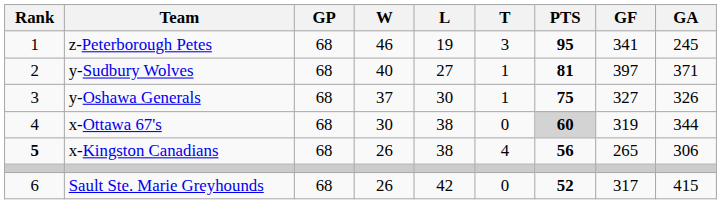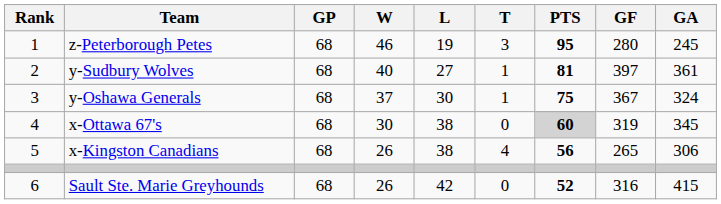(626, 44) 341 -> (626, 44) 280
(686, 71) 371 -> (686, 71) 361
(626, 97) 327 -> (626, 97) 367
(686, 97) 326 -> (686, 97) 324
(686, 124) 344 -> (686, 124) 345
(35, 151) bold -> (35, 151) normal
(626, 185) 317 -> (626, 185) 316
